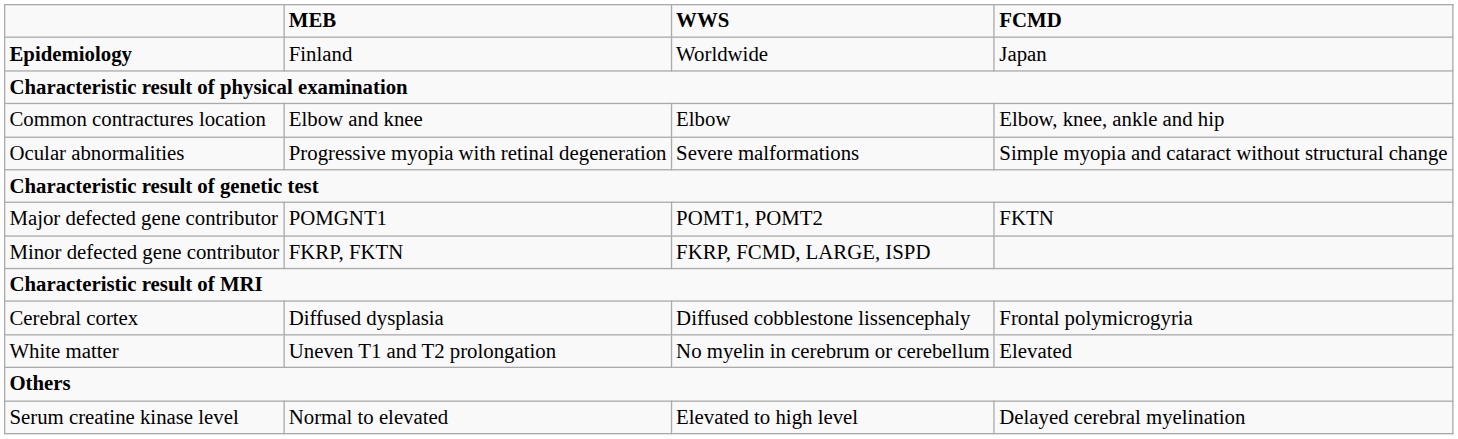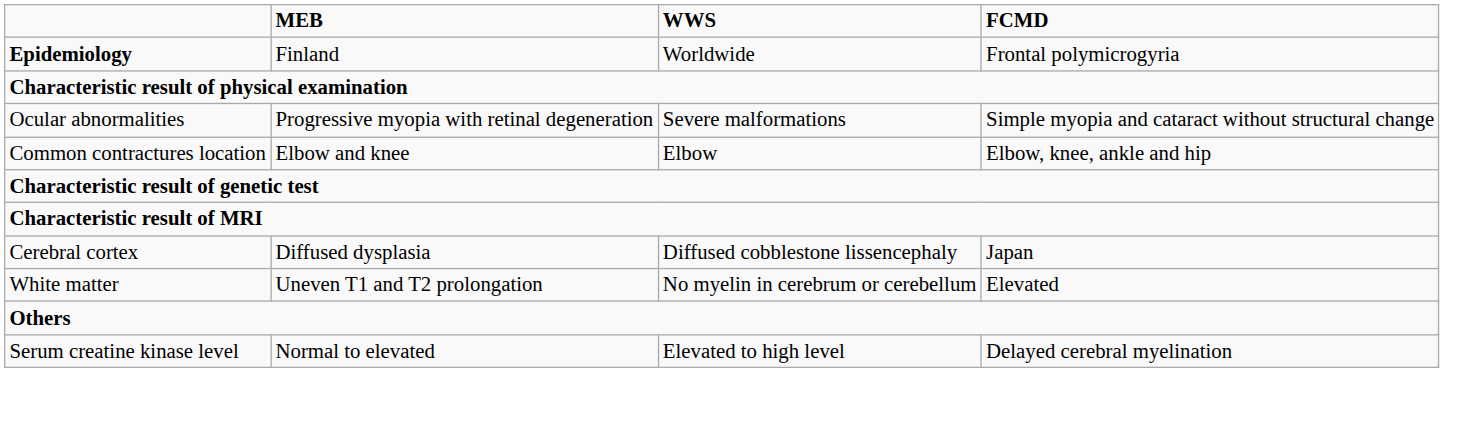(1023, 53) Japan -> (1083, 53) Frontal polymicrogyria
rows swapped: (97, 152) <-> (138, 119)
- row: (144, 218)
- row: (144, 251)
(1096, 317) Frontal polymicrogyria -> (1010, 251) Japan
